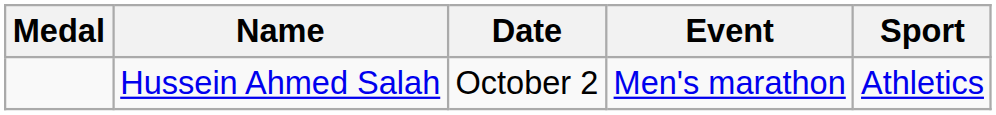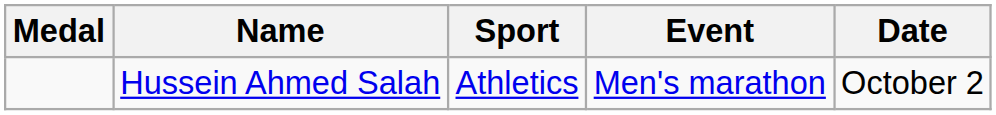columns swapped: (922, 31) <-> (527, 31)
